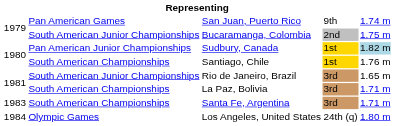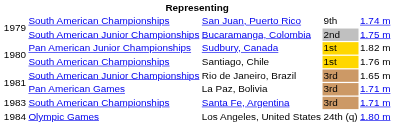(77, 21) Pan American Games -> (99, 21) South American Championships
(375, 48) lightblue background -> (375, 48) no background
(99, 89) South American Championships -> (77, 89) Pan American Games
